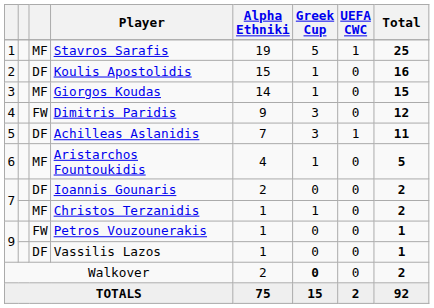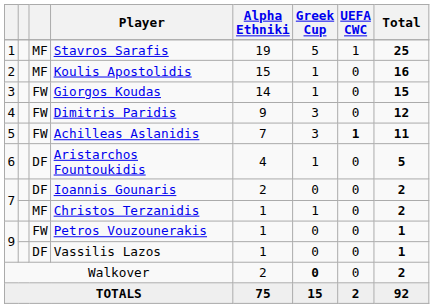(40, 71) DF -> (40, 71) MF
(40, 92) MF -> (40, 92) FW
(40, 133) DF -> (40, 133) FW
(356, 133) normal -> (356, 133) bold
(40, 162) MF -> (40, 162) DF
